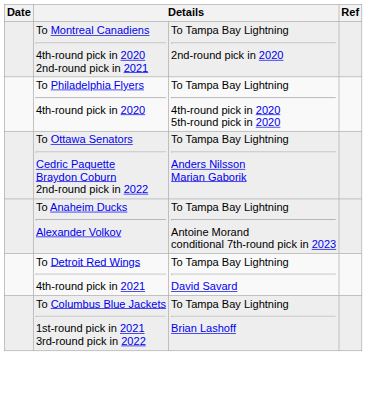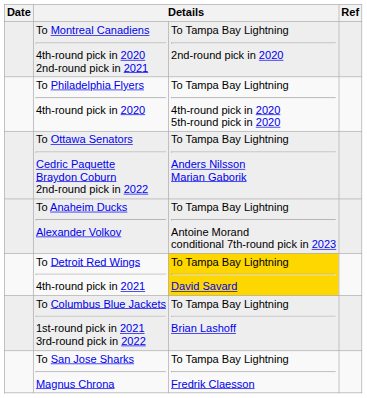(254, 274) no background -> (254, 274) gold background
+ row: (101, 371)
